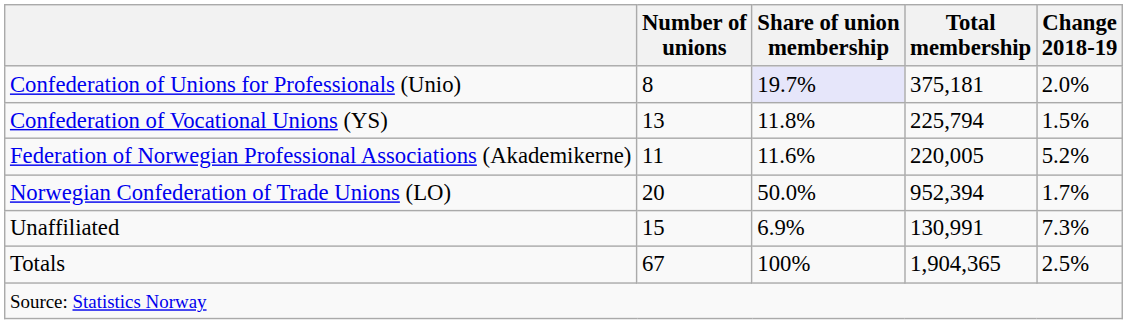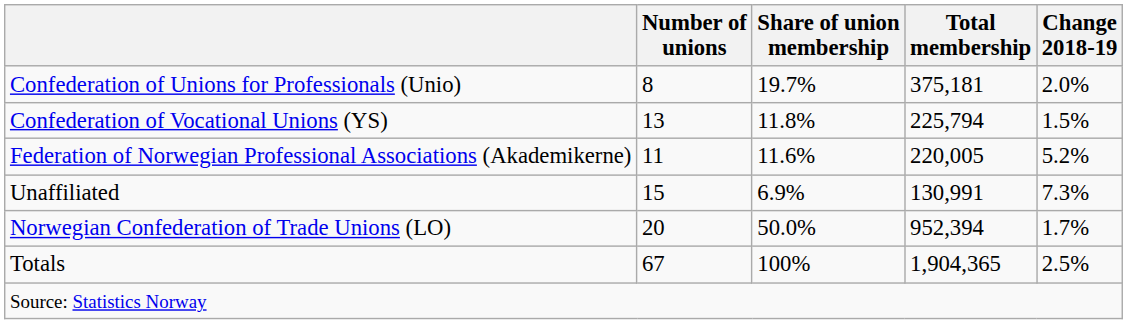(787, 84) lavender background -> (787, 84) no background
rows swapped: (230, 192) <-> (65, 228)
